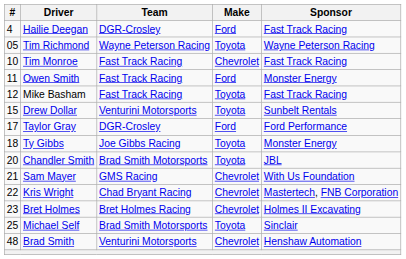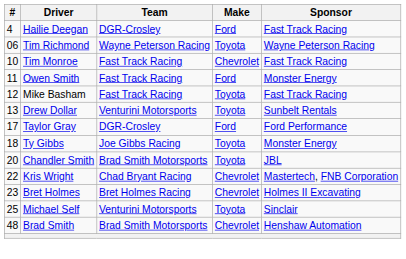(12, 45) 05 -> (12, 45) 06
(12, 111) 15 -> (12, 111) 13
- row: (49, 176)
(153, 225) Brad Smith Motorsports -> (148, 209) Venturini Motorsports
(148, 242) Venturini Motorsports -> (153, 225) Brad Smith Motorsports
